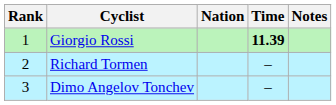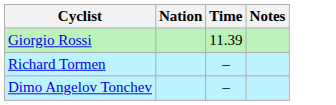- column: (25, 16)
(268, 40) bold -> (226, 40) normal
